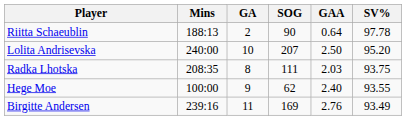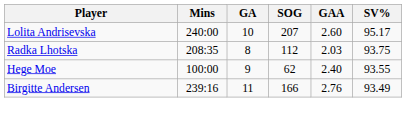- row: (47, 32)
(332, 50) 2.50 -> (332, 32) 2.60
(377, 50) 95.20 -> (377, 32) 95.17
(290, 69) 111 -> (290, 50) 112
(290, 106) 169 -> (290, 87) 166
